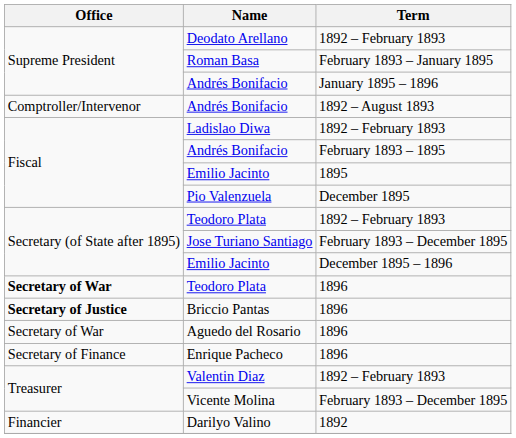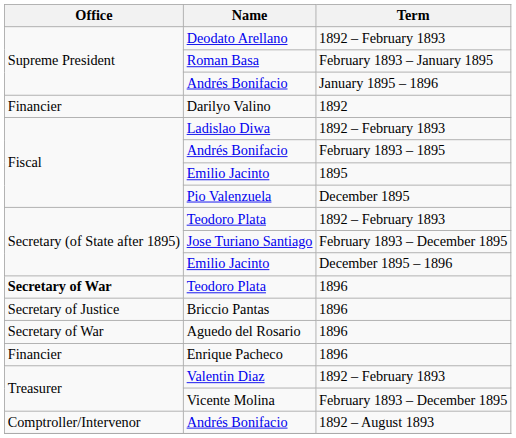rows swapped: (237, 106) <-> (229, 422)
(67, 309) bold -> (63, 309) normal
(67, 354) Secretary of Finance -> (35, 354) Financier
